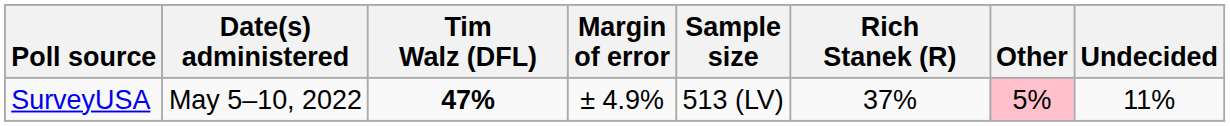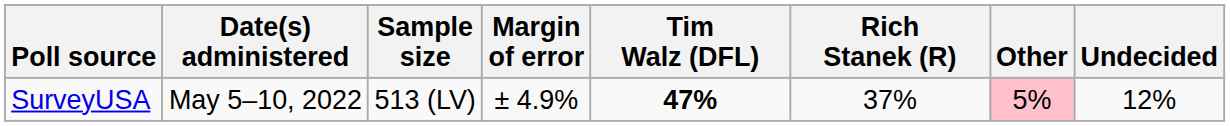columns swapped: (733, 42) <-> (468, 42)
(1149, 99) 11% -> (1149, 99) 12%
